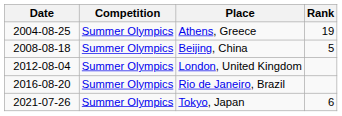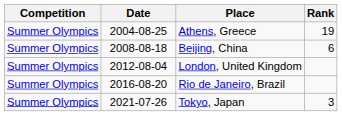columns swapped: (42, 13) <-> (128, 13)
(331, 48) 5 -> (331, 48) 6
(331, 102) 6 -> (331, 102) 3
